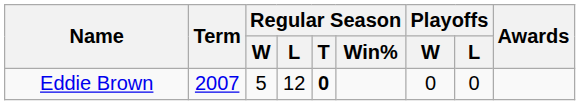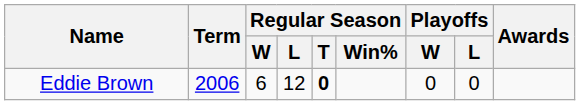(217, 83) 2007 -> (217, 83) 2006
(261, 83) 5 -> (261, 83) 6
